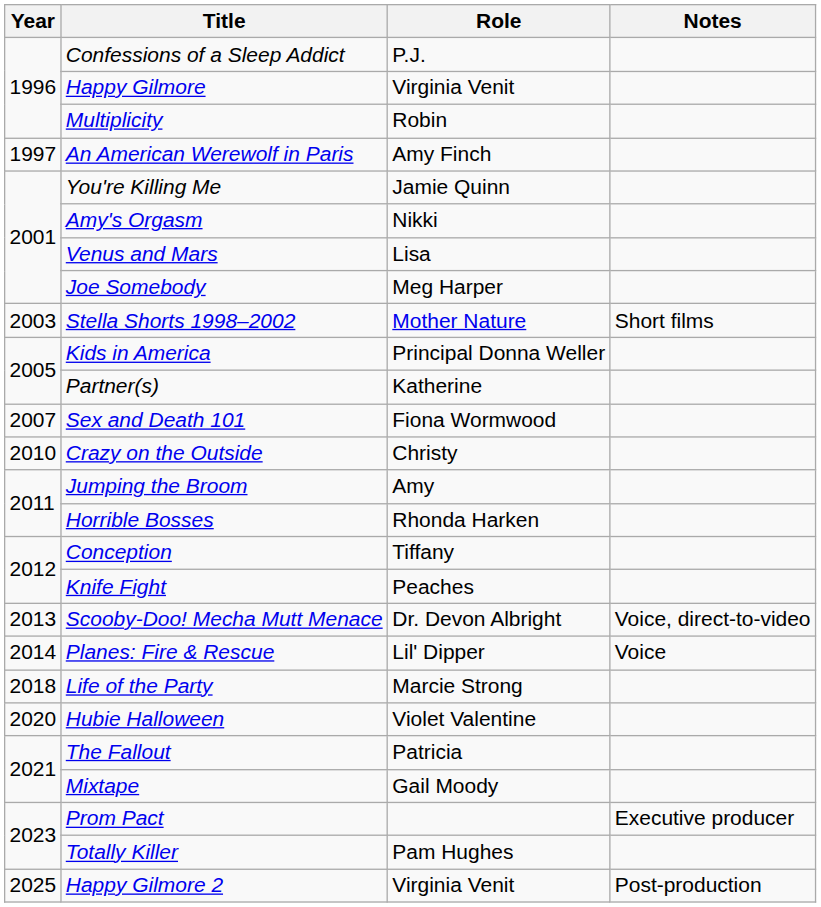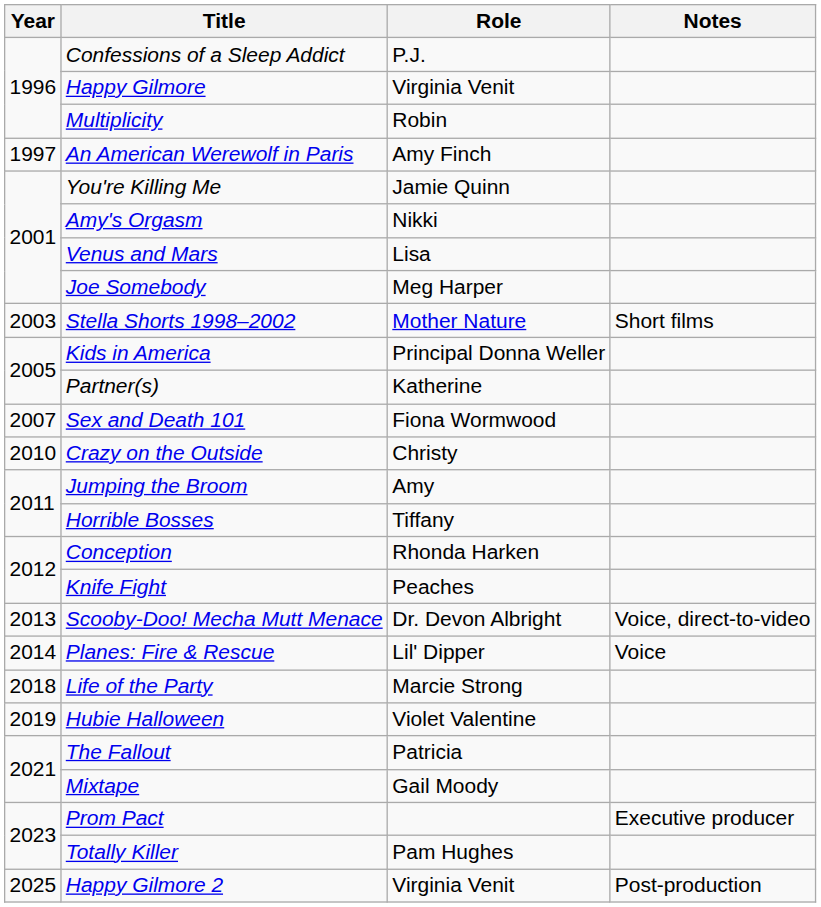(466, 519) Rhonda Harken -> (423, 519) Tiffany
(423, 552) Tiffany -> (466, 552) Rhonda Harken
(33, 719) 2020 -> (33, 719) 2019
